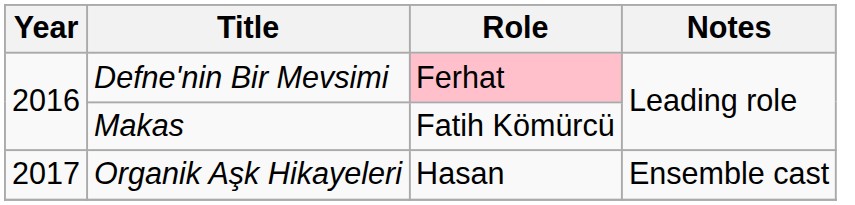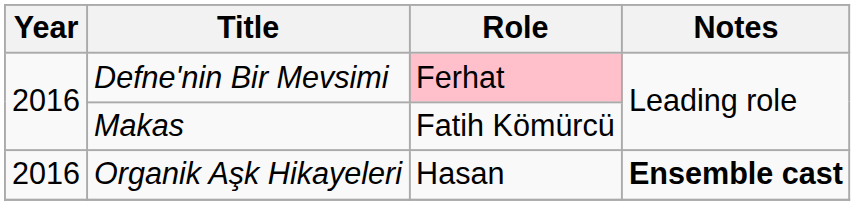(46, 174) 2017 -> (46, 174) 2016
(729, 174) normal -> (736, 174) bold
